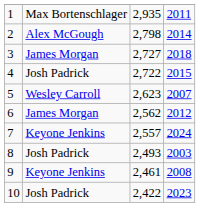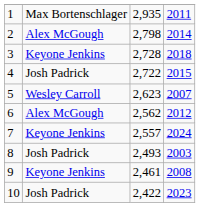(62, 53) James Morgan -> (65, 53) Keyone Jenkins
(147, 53) 2,727 -> (147, 53) 2,728
(62, 113) James Morgan -> (64, 113) Alex McGough
